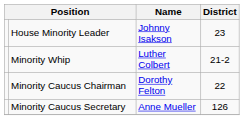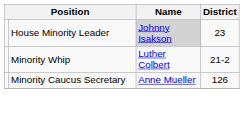(155, 33) no background -> (155, 33) lightgrey background
- row: (69, 86)
